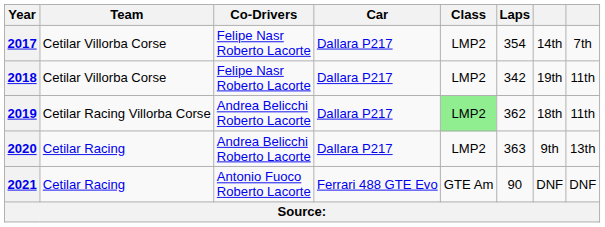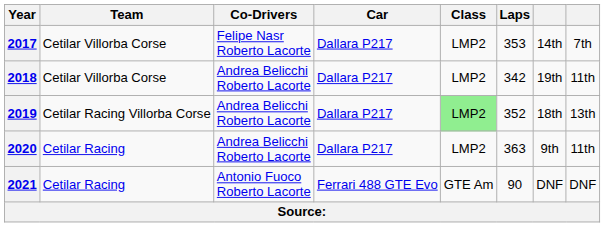(515, 43) 354 -> (515, 43) 353
(264, 78) Felipe Nasr Roberto Lacorte -> (264, 78) Andrea Belicchi Roberto Lacorte
(515, 114) 362 -> (515, 114) 352
(583, 114) 11th -> (583, 114) 13th
(583, 149) 13th -> (583, 149) 11th
